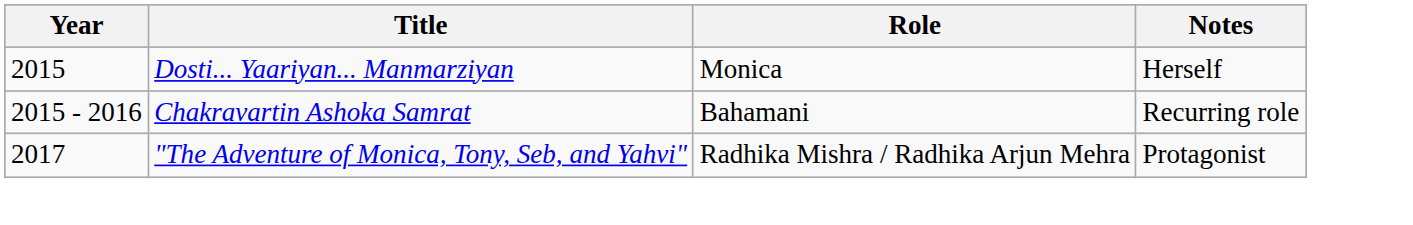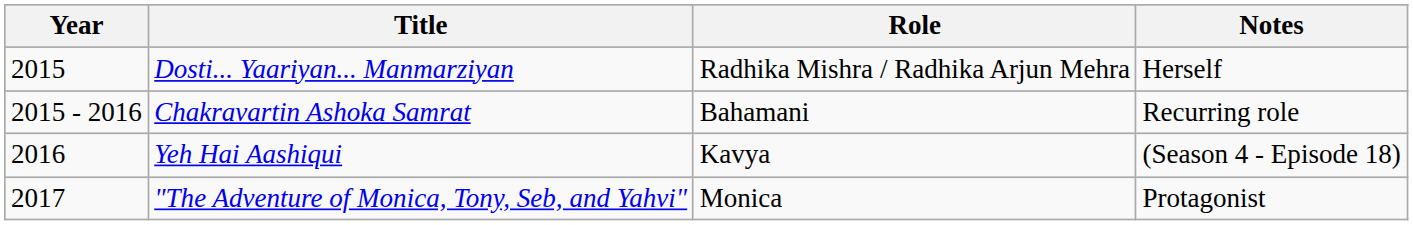(741, 68) Monica -> (915, 68) Radhika Mishra / Radhika Arjun Mehra
+ row: (248, 154)
(915, 154) Radhika Mishra / Radhika Arjun Mehra -> (741, 197) Monica
